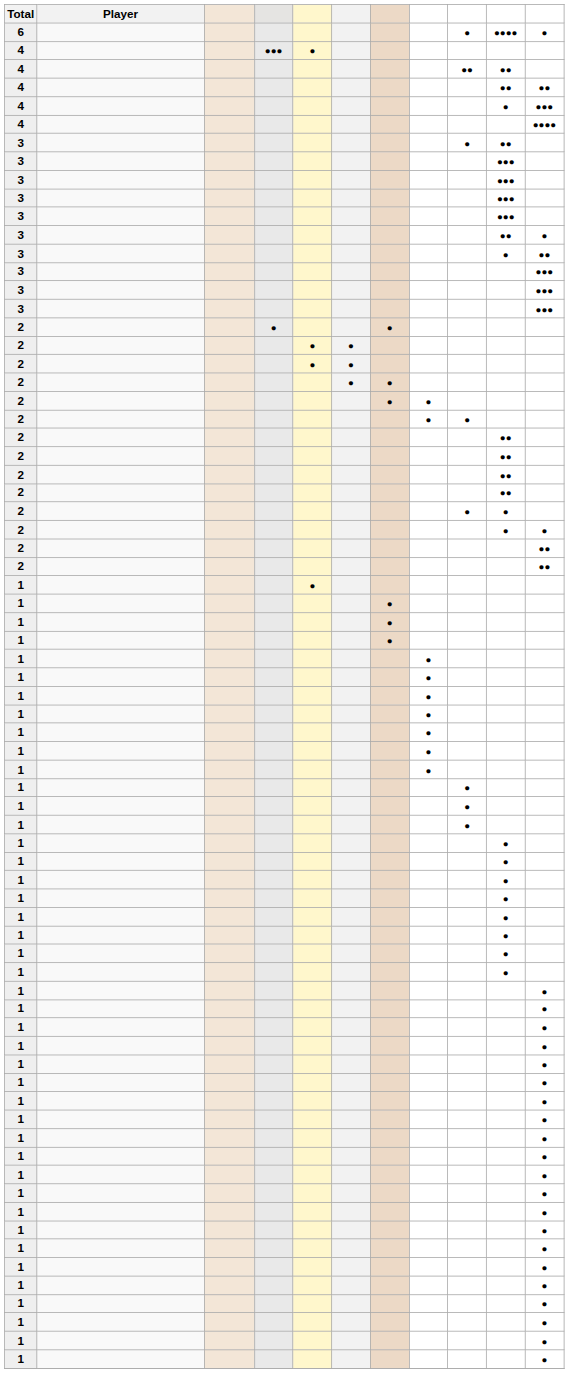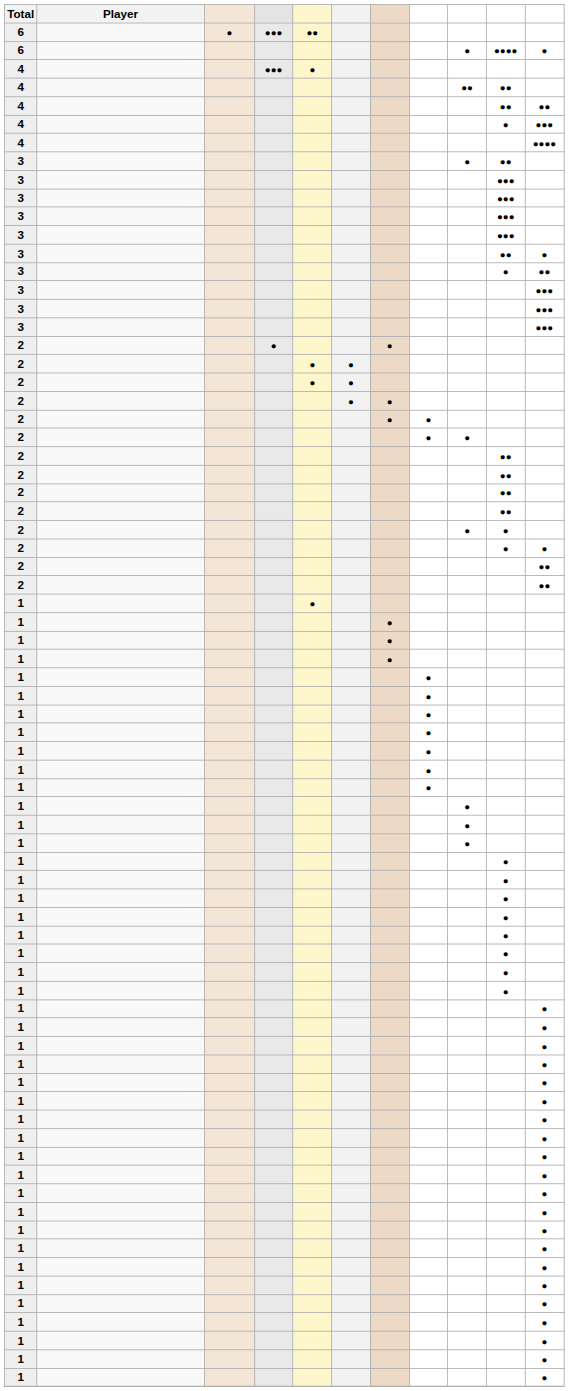+ row: (21, 32)
